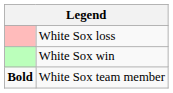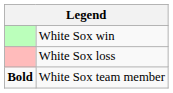rows swapped: (77, 57) <-> (77, 36)
